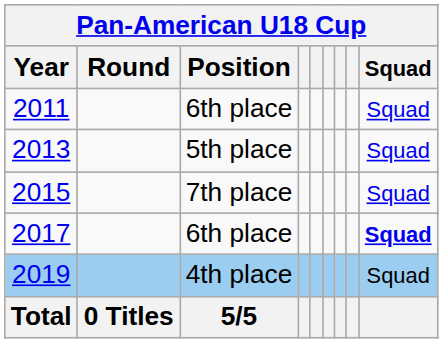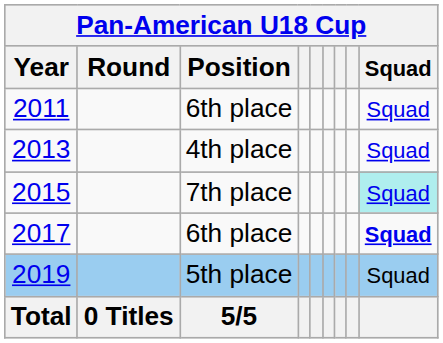(239, 150) 5th place -> (239, 150) 4th place
(398, 193) no background -> (398, 193) paleturquoise background
(239, 274) 4th place -> (239, 274) 5th place
